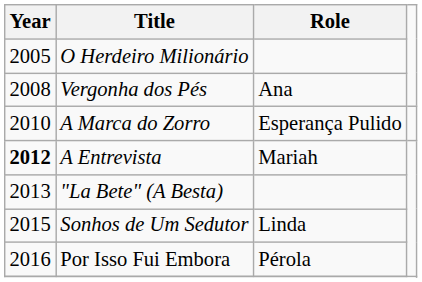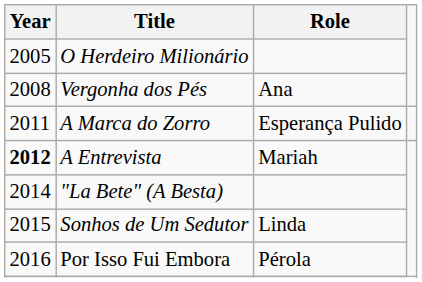(30, 123) 2010 -> (30, 123) 2011
(30, 191) 2013 -> (30, 191) 2014
